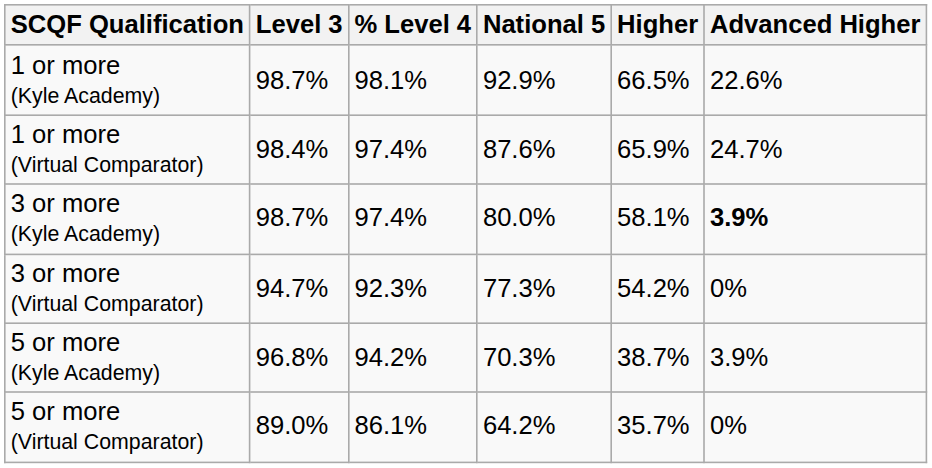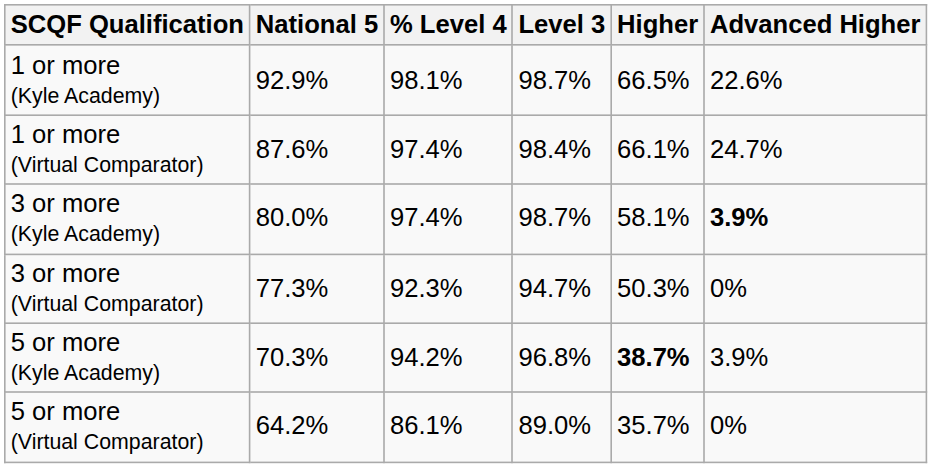columns swapped: (299, 24) <-> (544, 24)
(653, 149) 65.9% -> (653, 149) 66.1%
(653, 288) 54.2% -> (653, 288) 50.3%
(653, 357) normal -> (653, 357) bold
